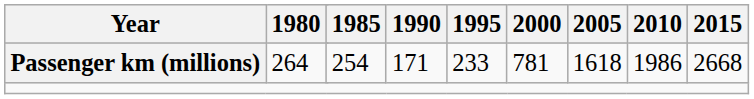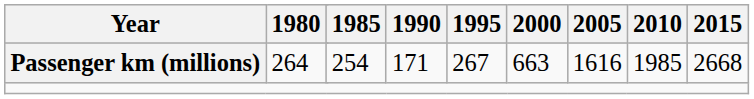(471, 62) 233 -> (471, 62) 267
(531, 62) 781 -> (531, 62) 663
(597, 62) 1618 -> (597, 62) 1616
(657, 62) 1986 -> (657, 62) 1985
